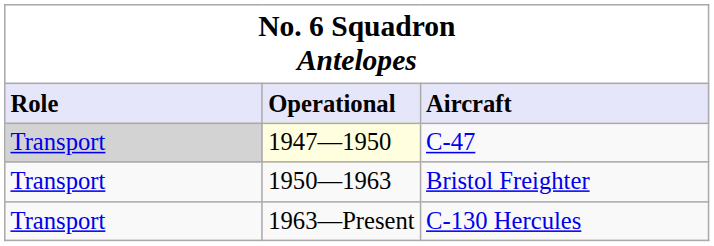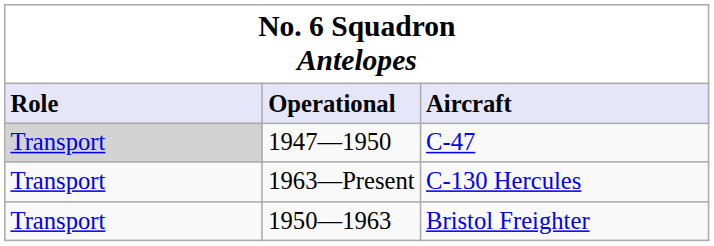(330, 142) lightyellow background -> (330, 142) no background
rows swapped: (508, 181) <-> (504, 220)
